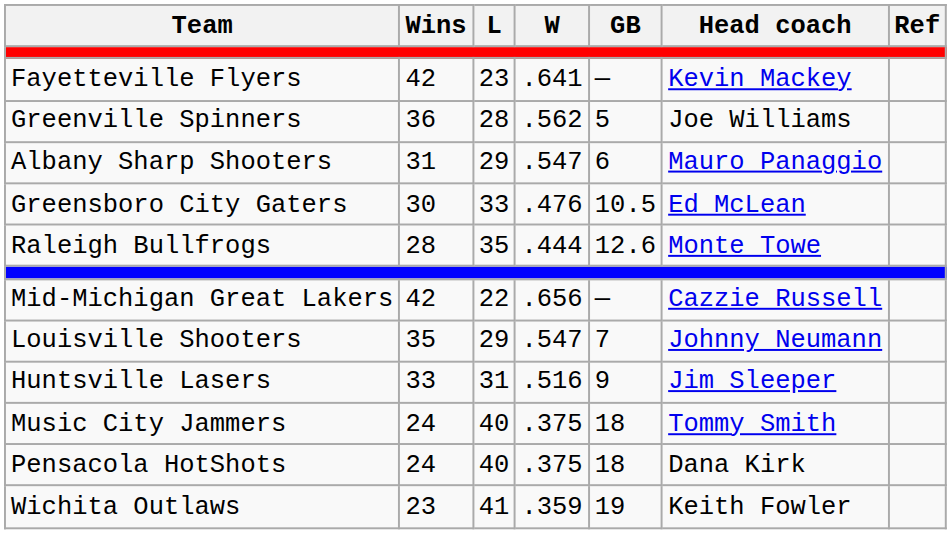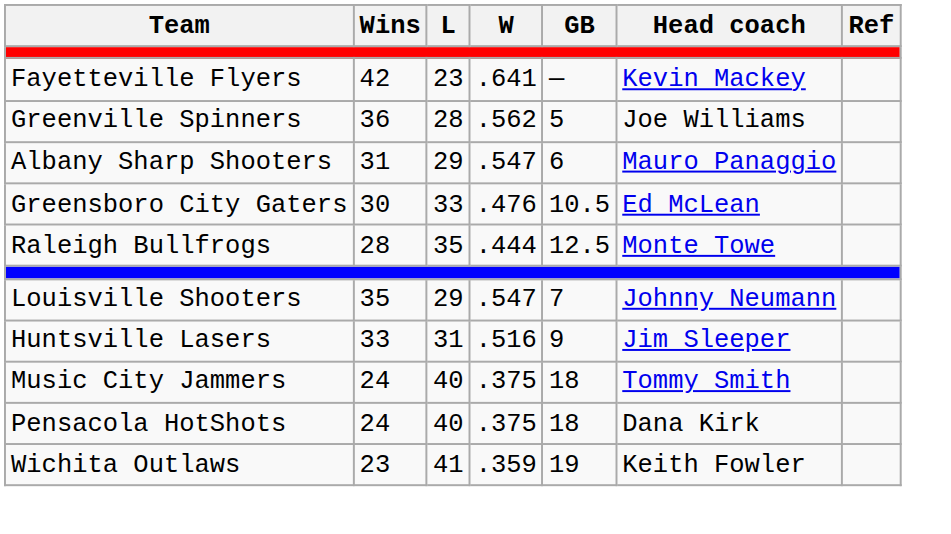(625, 246) 12.6 -> (580, 246) 12.5
- row: (202, 299)
